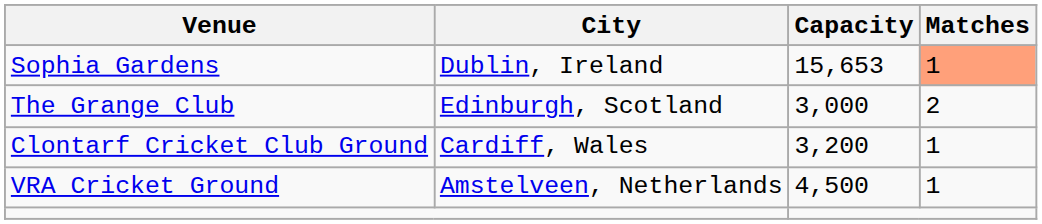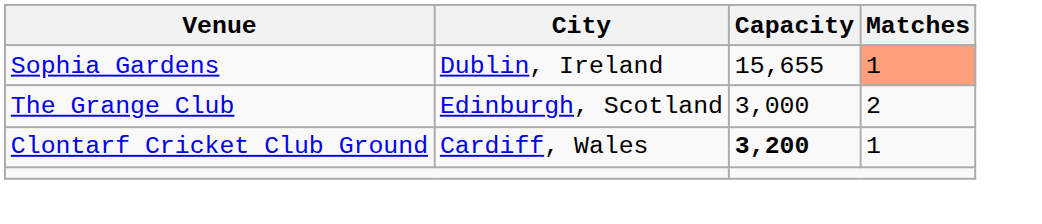(839, 66) 15,653 -> (780, 66) 15,655
(832, 147) normal -> (772, 147) bold
- row: (145, 187)
